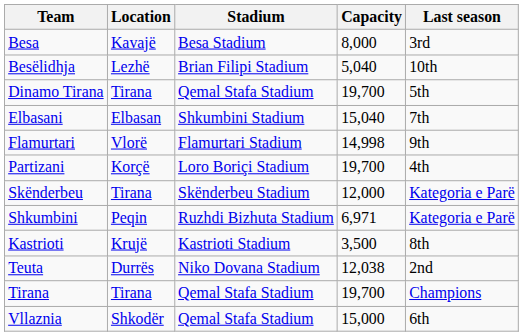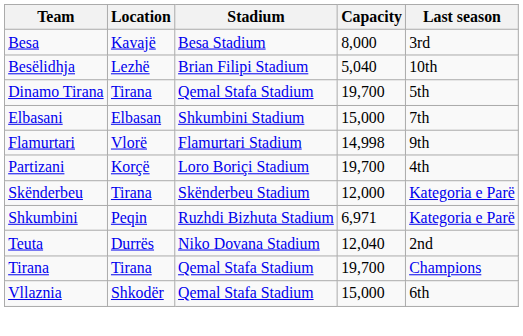(363, 117) 15,040 -> (363, 117) 15,000
- row: (36, 243)
(363, 268) 12,038 -> (363, 243) 12,040
